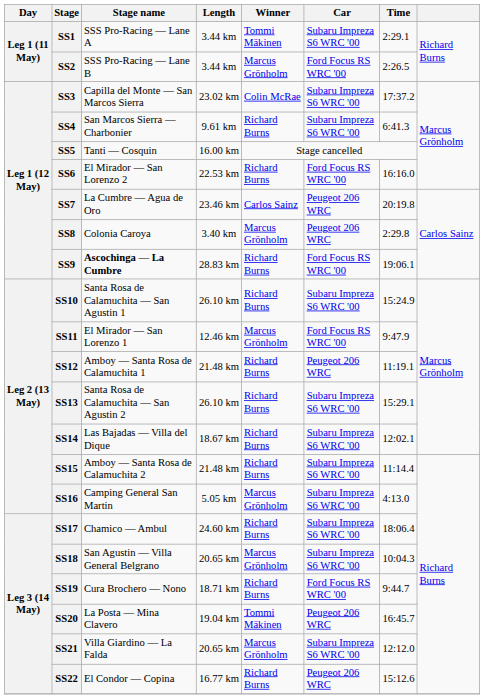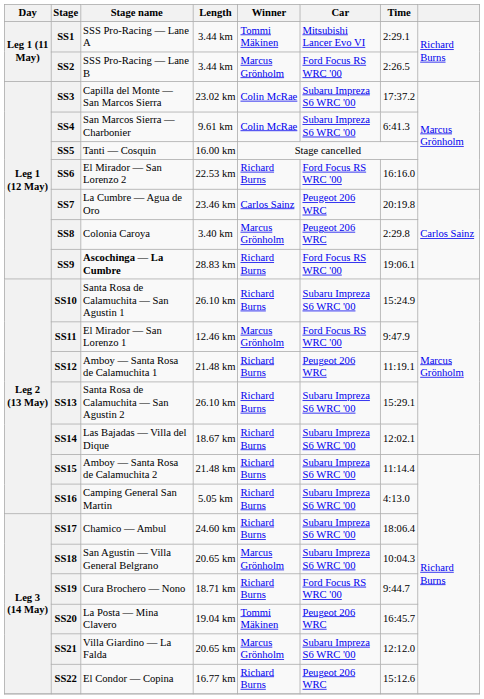(340, 36) Subaru Impreza S6 WRC '00 -> (334, 36) Mitsubishi Lancer Evo VI
(261, 126) Richard Burns -> (269, 126) Colin McRae
(266, 498) Marcus Grönholm -> (257, 498) Richard Burns
